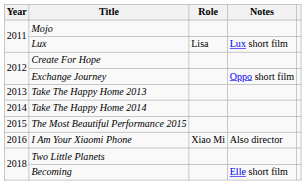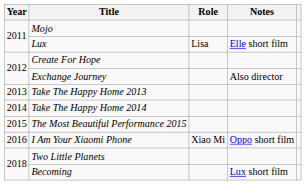(259, 44) Lux short film -> (259, 44) Elle short film
(262, 76) Oppo short film -> (256, 76) Also director
(256, 140) Also director -> (262, 140) Oppo short film
(259, 172) Elle short film -> (259, 172) Lux short film
